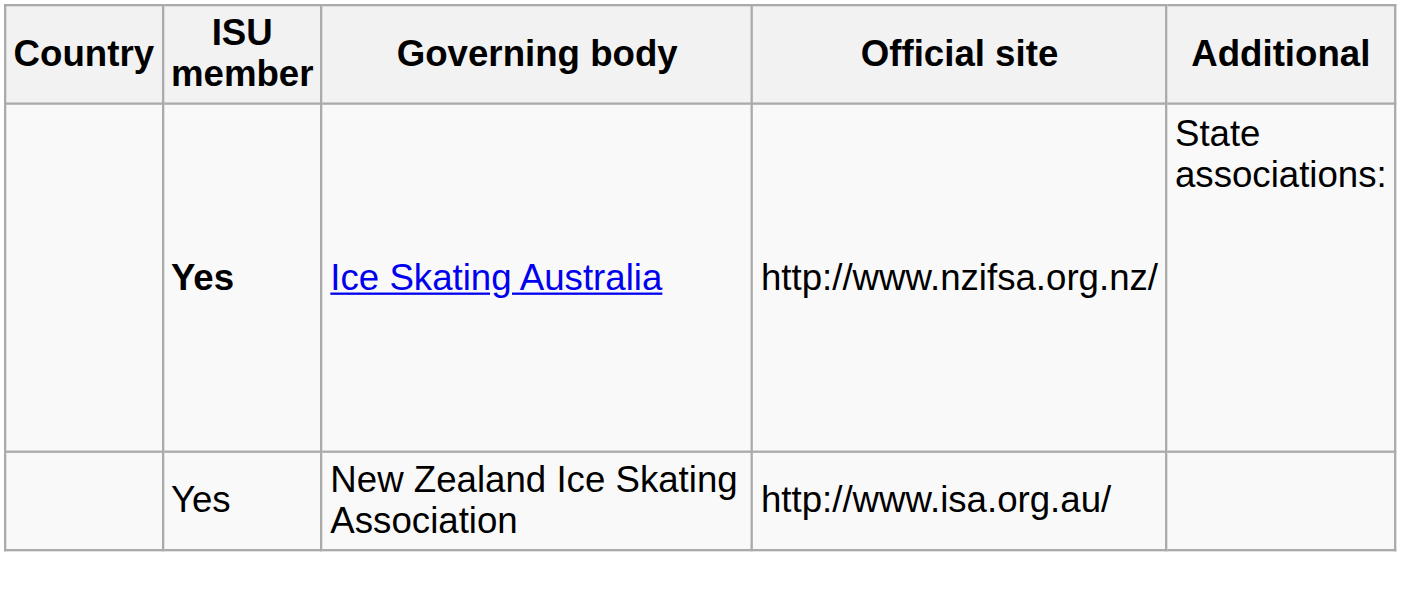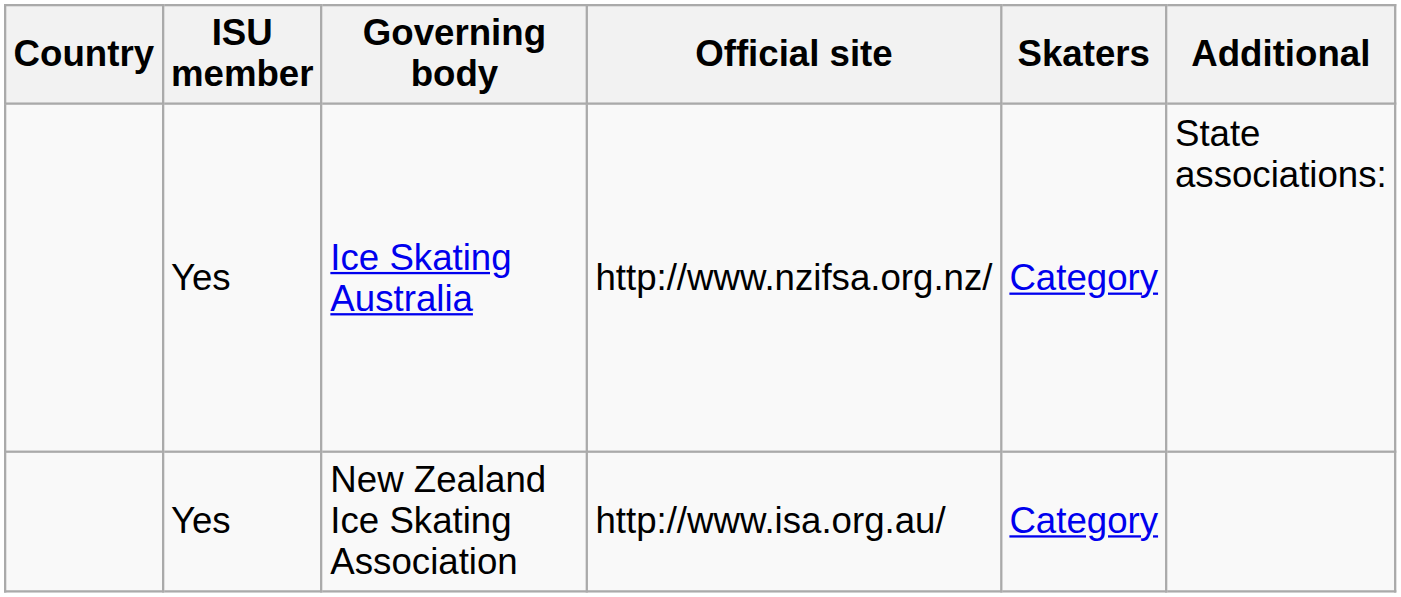+ column: (1084, 54)
(203, 277) bold -> (201, 277) normal
